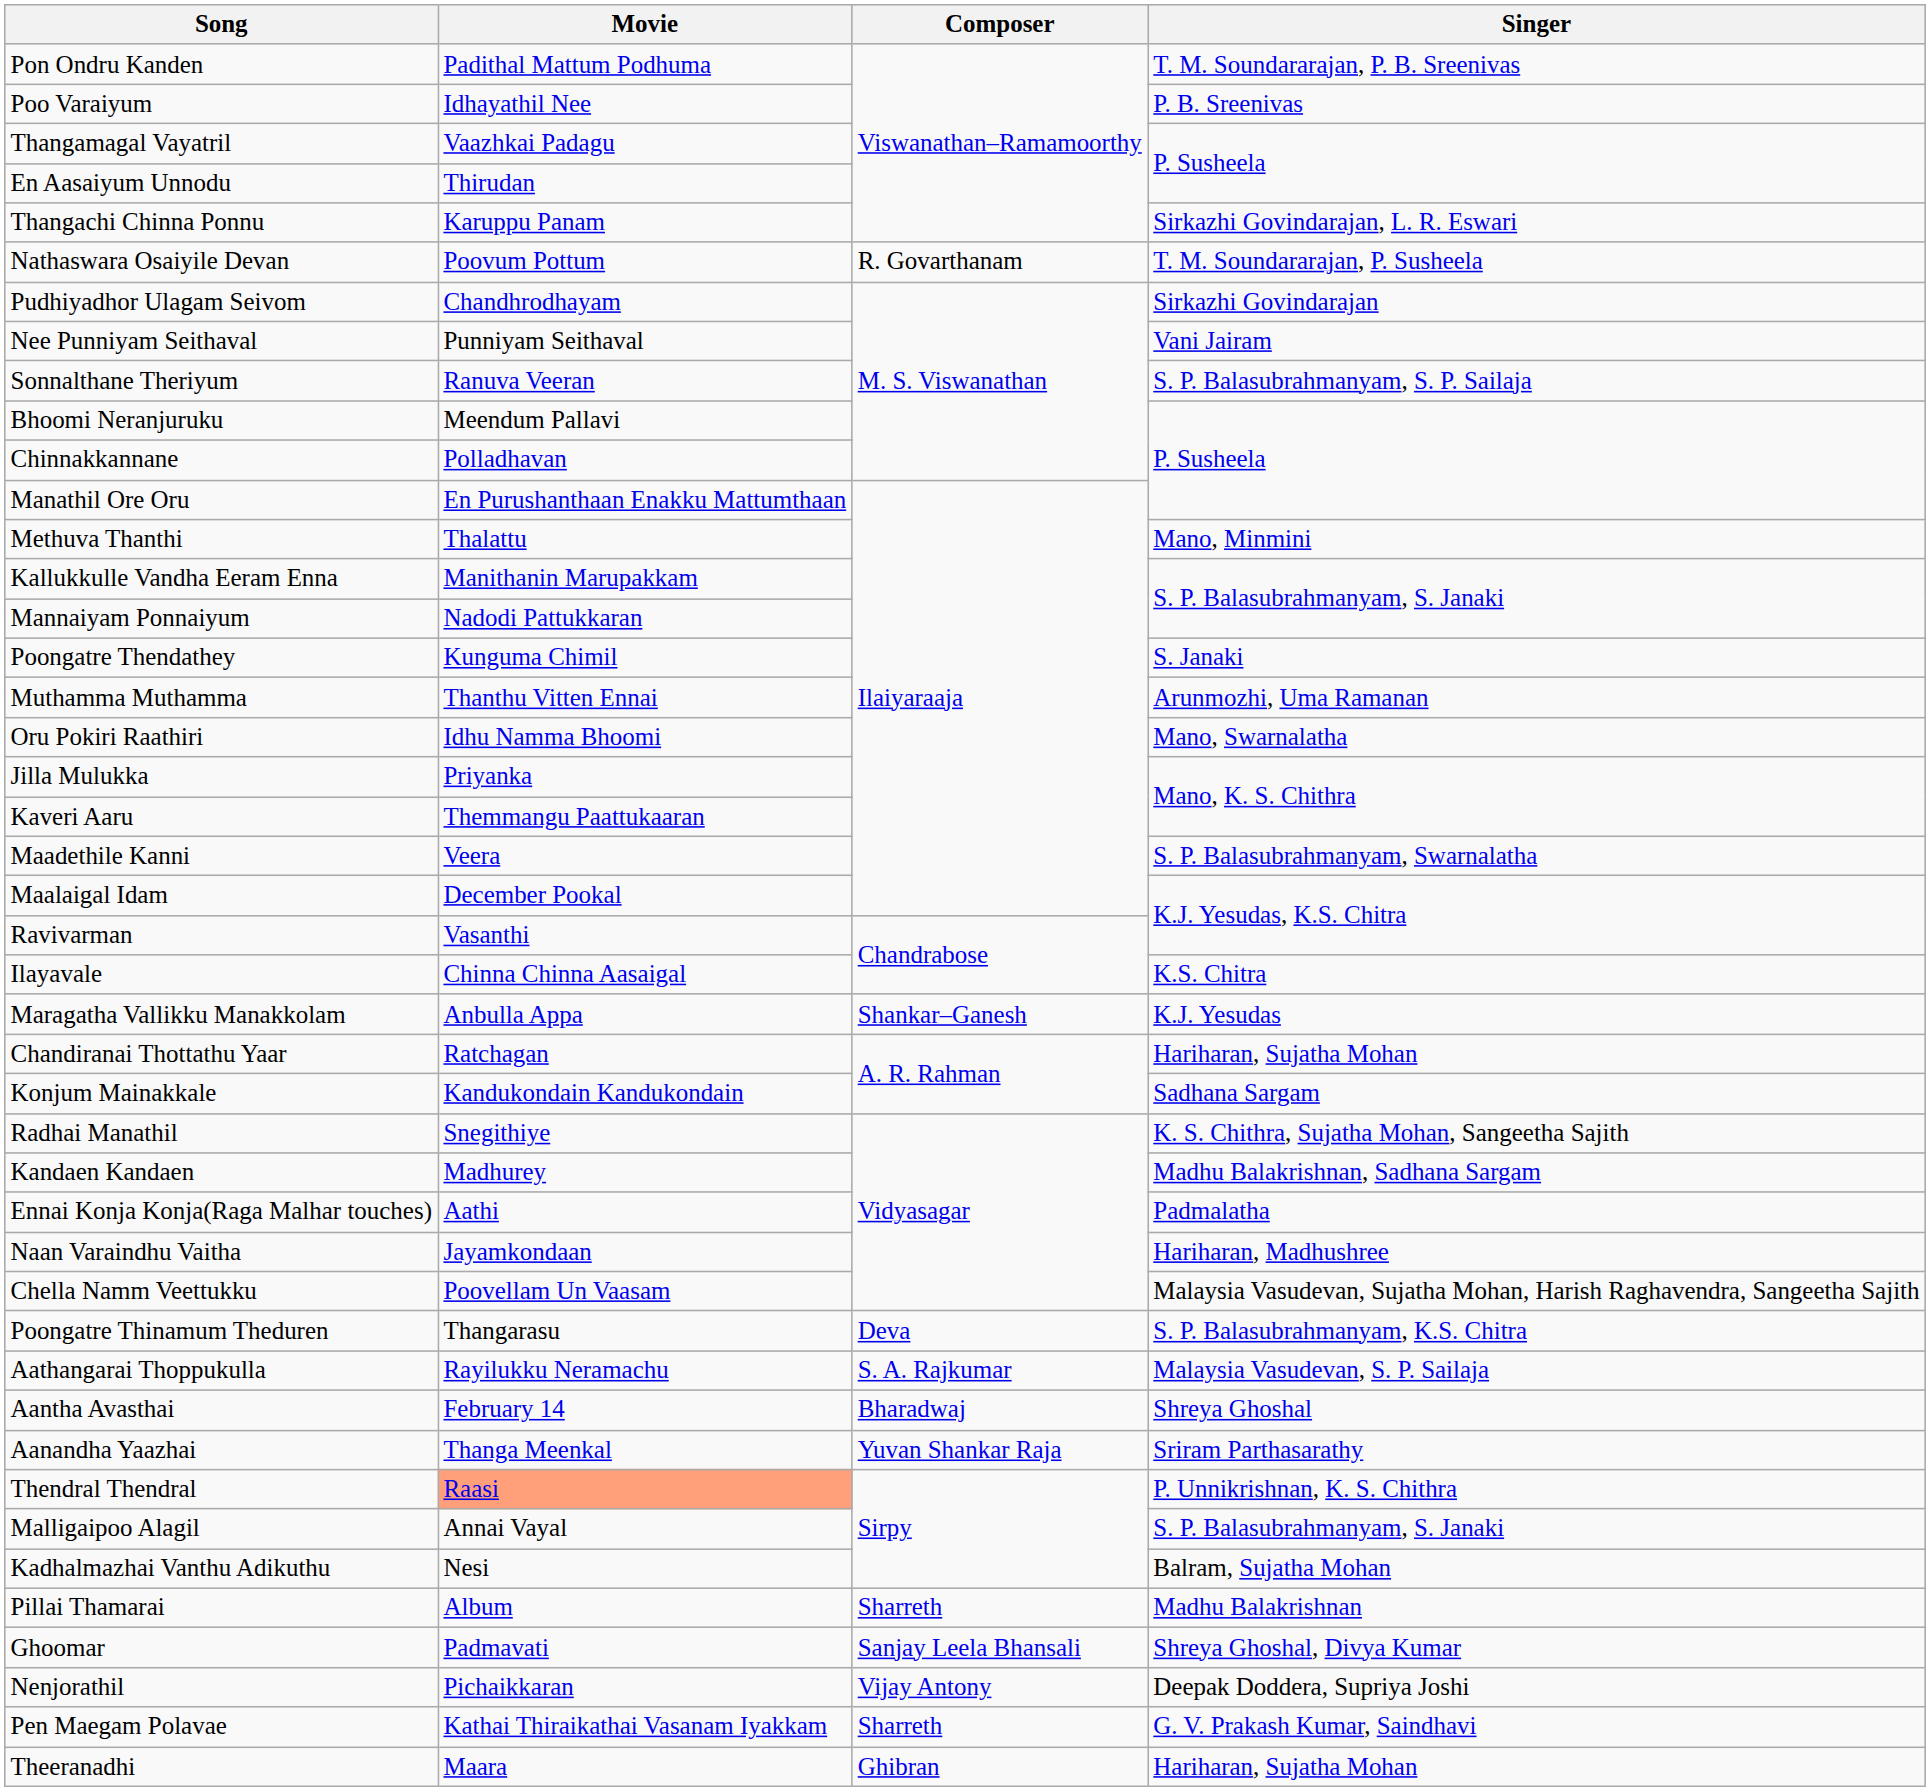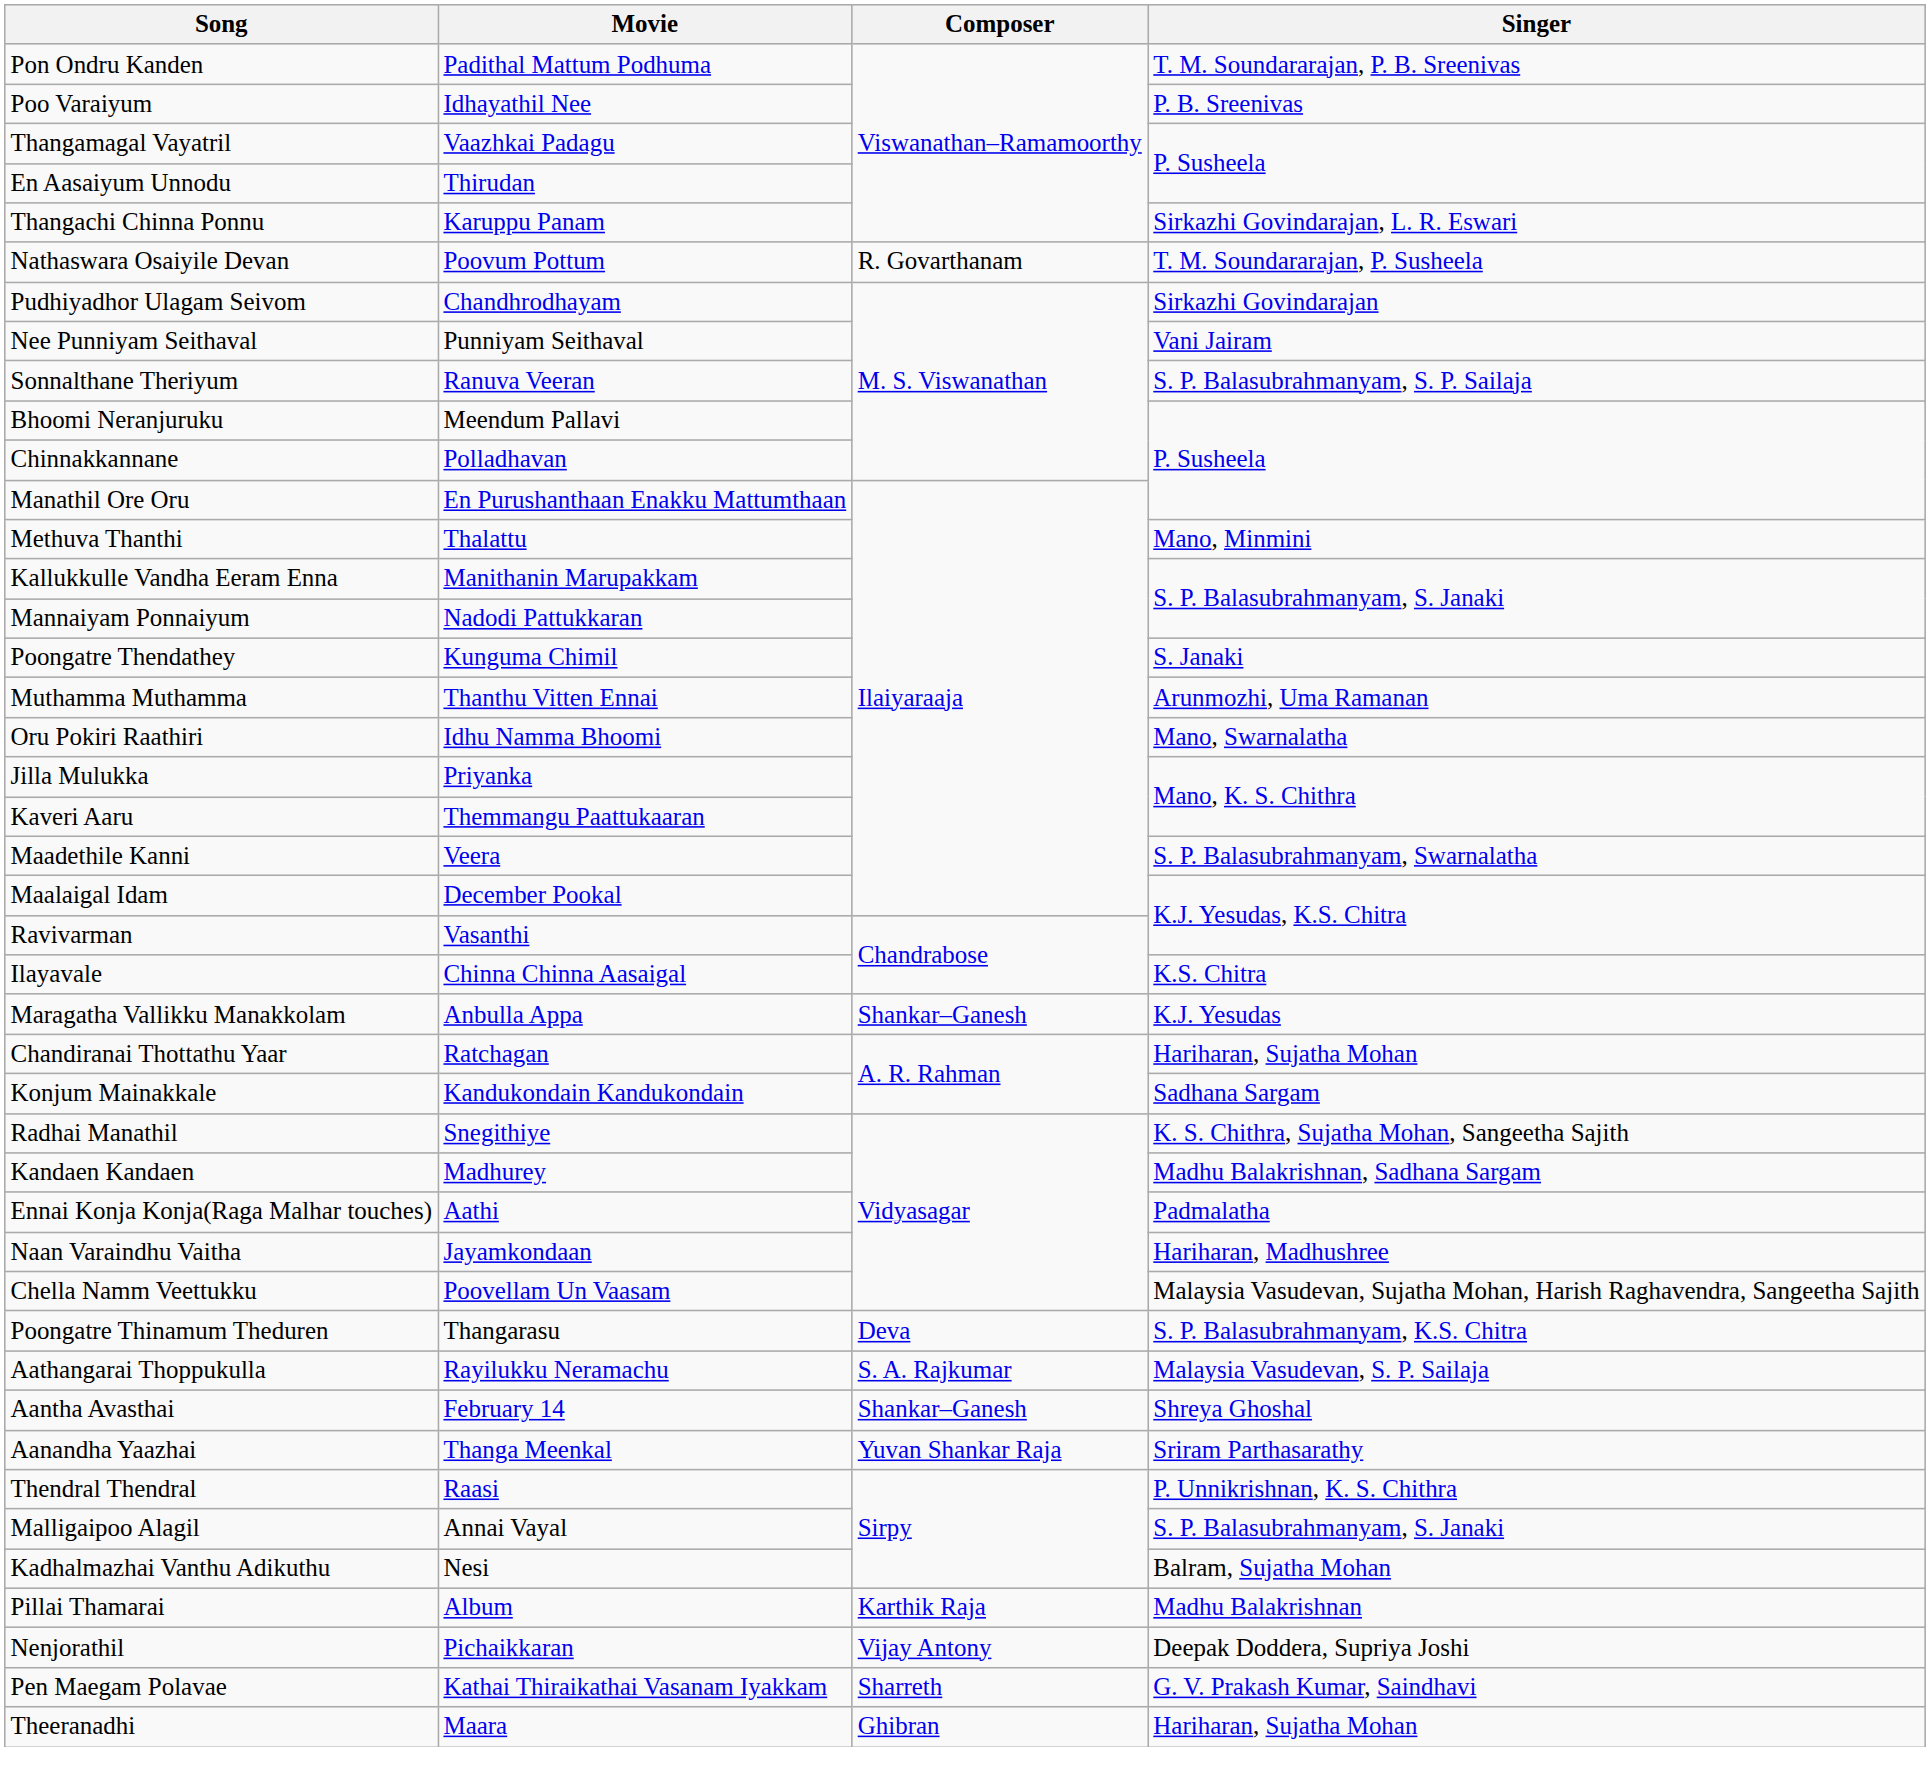(912, 1409) Bharadwaj -> (942, 1409) Shankar–Ganesh
(471, 1488) lightsalmon background -> (471, 1488) no background
(900, 1607) Sharreth -> (922, 1607) Karthik Raja
- row: (58, 1647)
